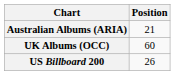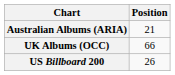(150, 45) 60 -> (150, 45) 66
